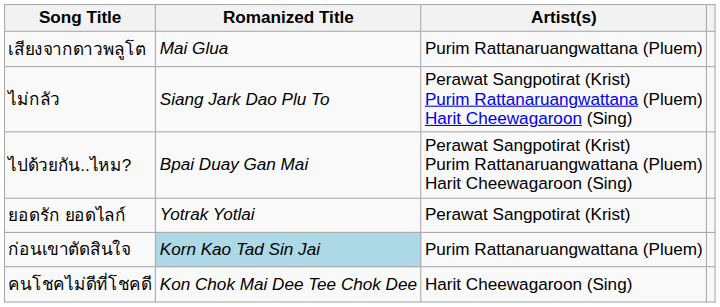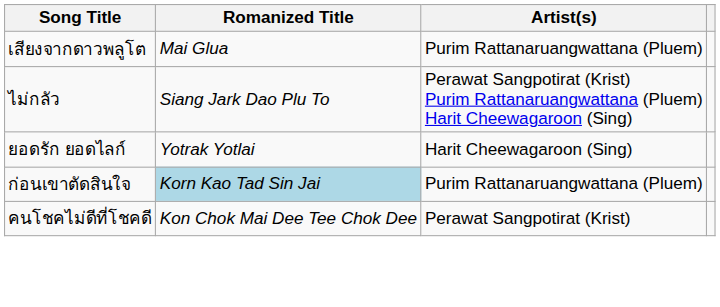- row: (70, 165)
(528, 214) Perawat Sangpotirat (Krist) -> (529, 149) Harit Cheewagaroon (Sing)
(529, 284) Harit Cheewagaroon (Sing) -> (528, 218) Perawat Sangpotirat (Krist)
